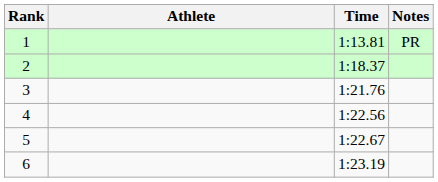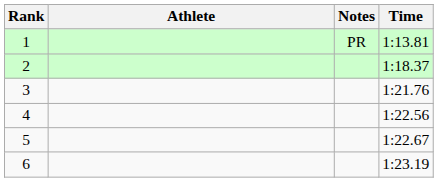columns swapped: (361, 16) <-> (411, 16)
